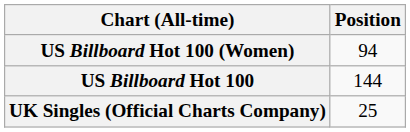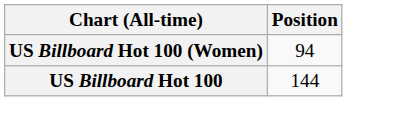- row: (167, 111)
